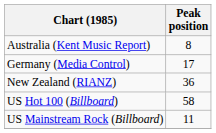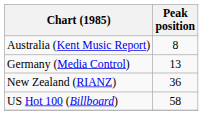(189, 63) 17 -> (175, 63) 13
- row: (85, 119)
